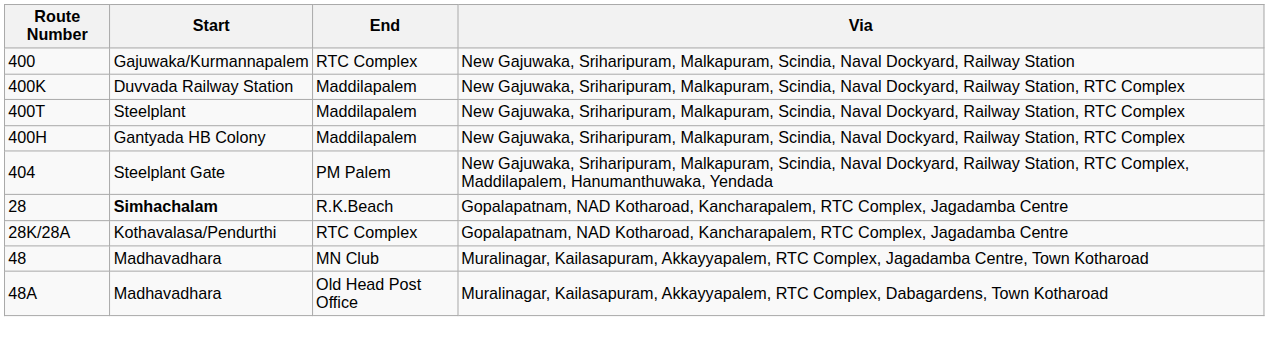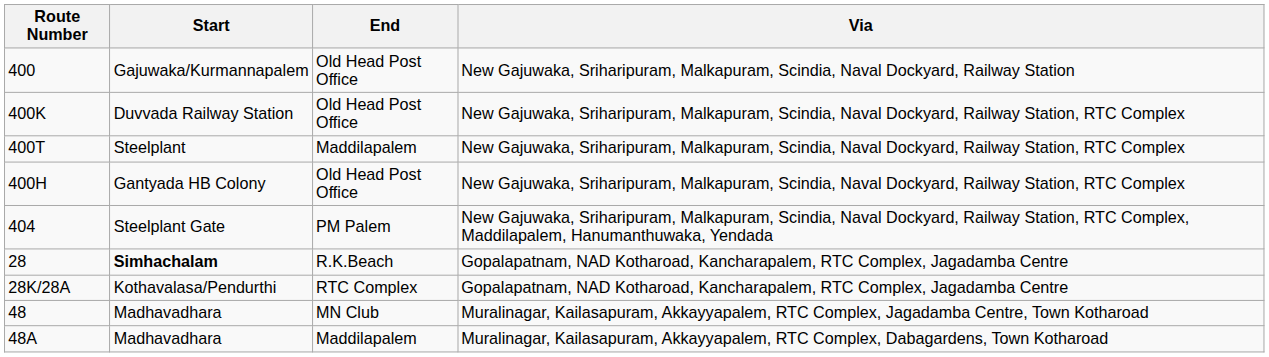(367, 61) RTC Complex -> (369, 70) Old Head Post Office
(366, 86) Maddilapalem -> (369, 114) Old Head Post Office
(366, 138) Maddilapalem -> (369, 183) Old Head Post Office
(369, 293) Old Head Post Office -> (366, 338) Maddilapalem
